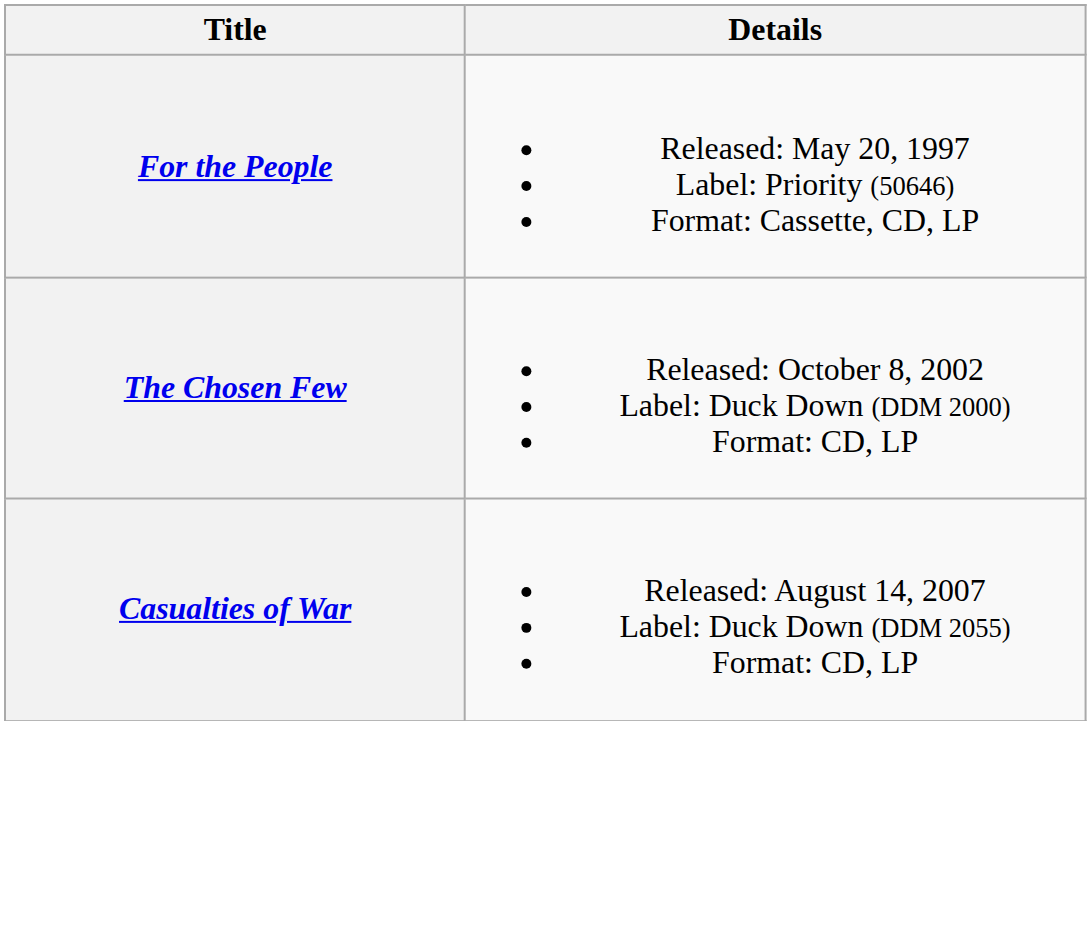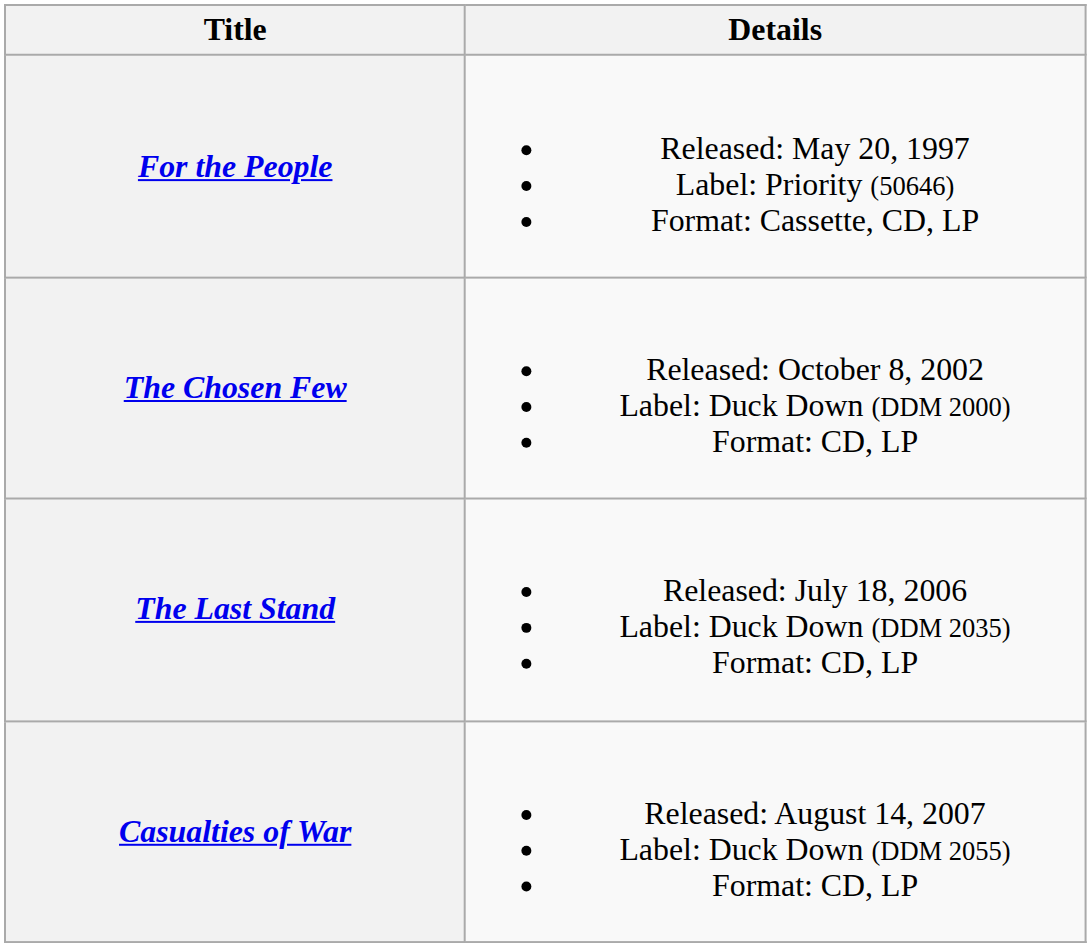+ row: (235, 609)
